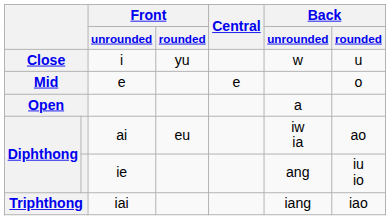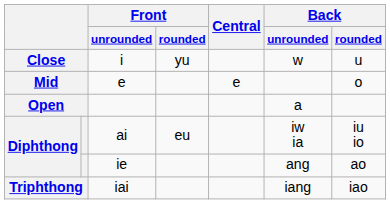(358, 135) ao -> (358, 135) iu io
(358, 173) iu io -> (358, 165) ao
